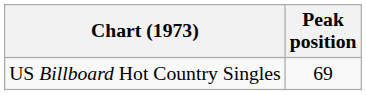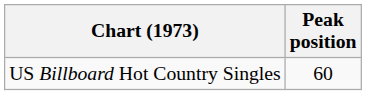(323, 73) 69 -> (323, 73) 60
